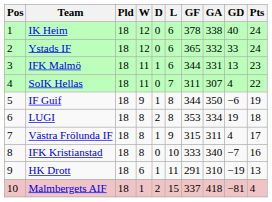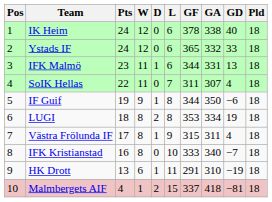columns swapped: (126, 13) <-> (257, 13)
